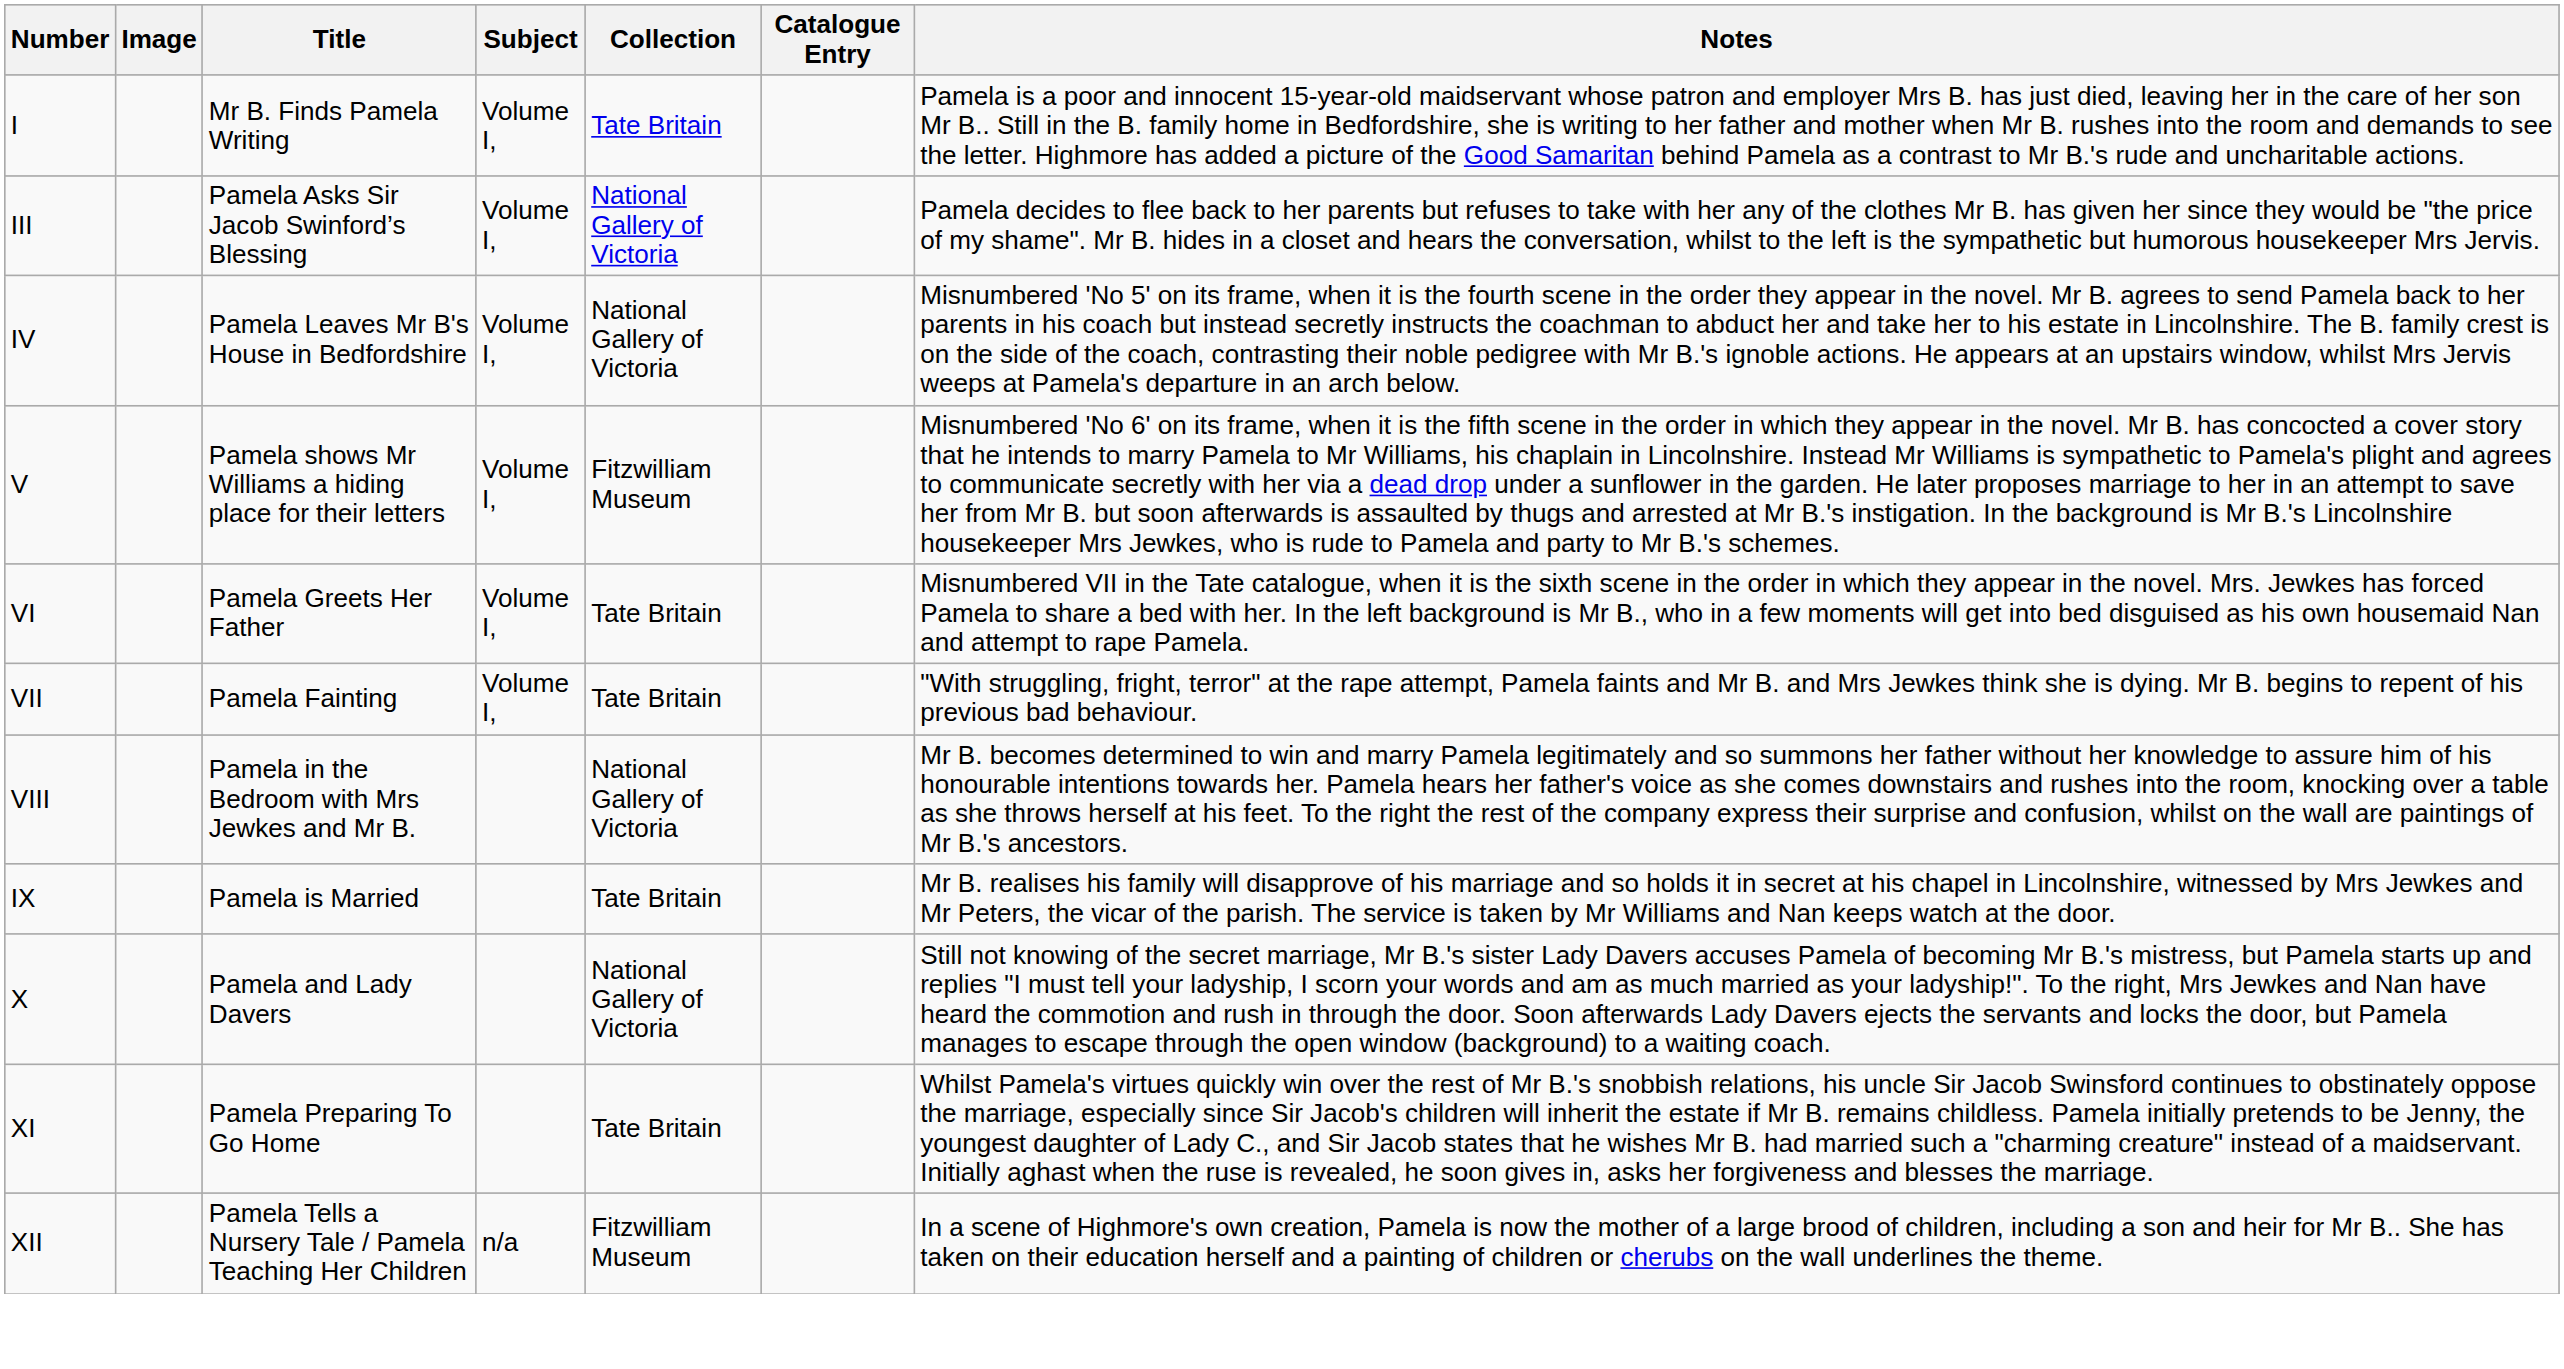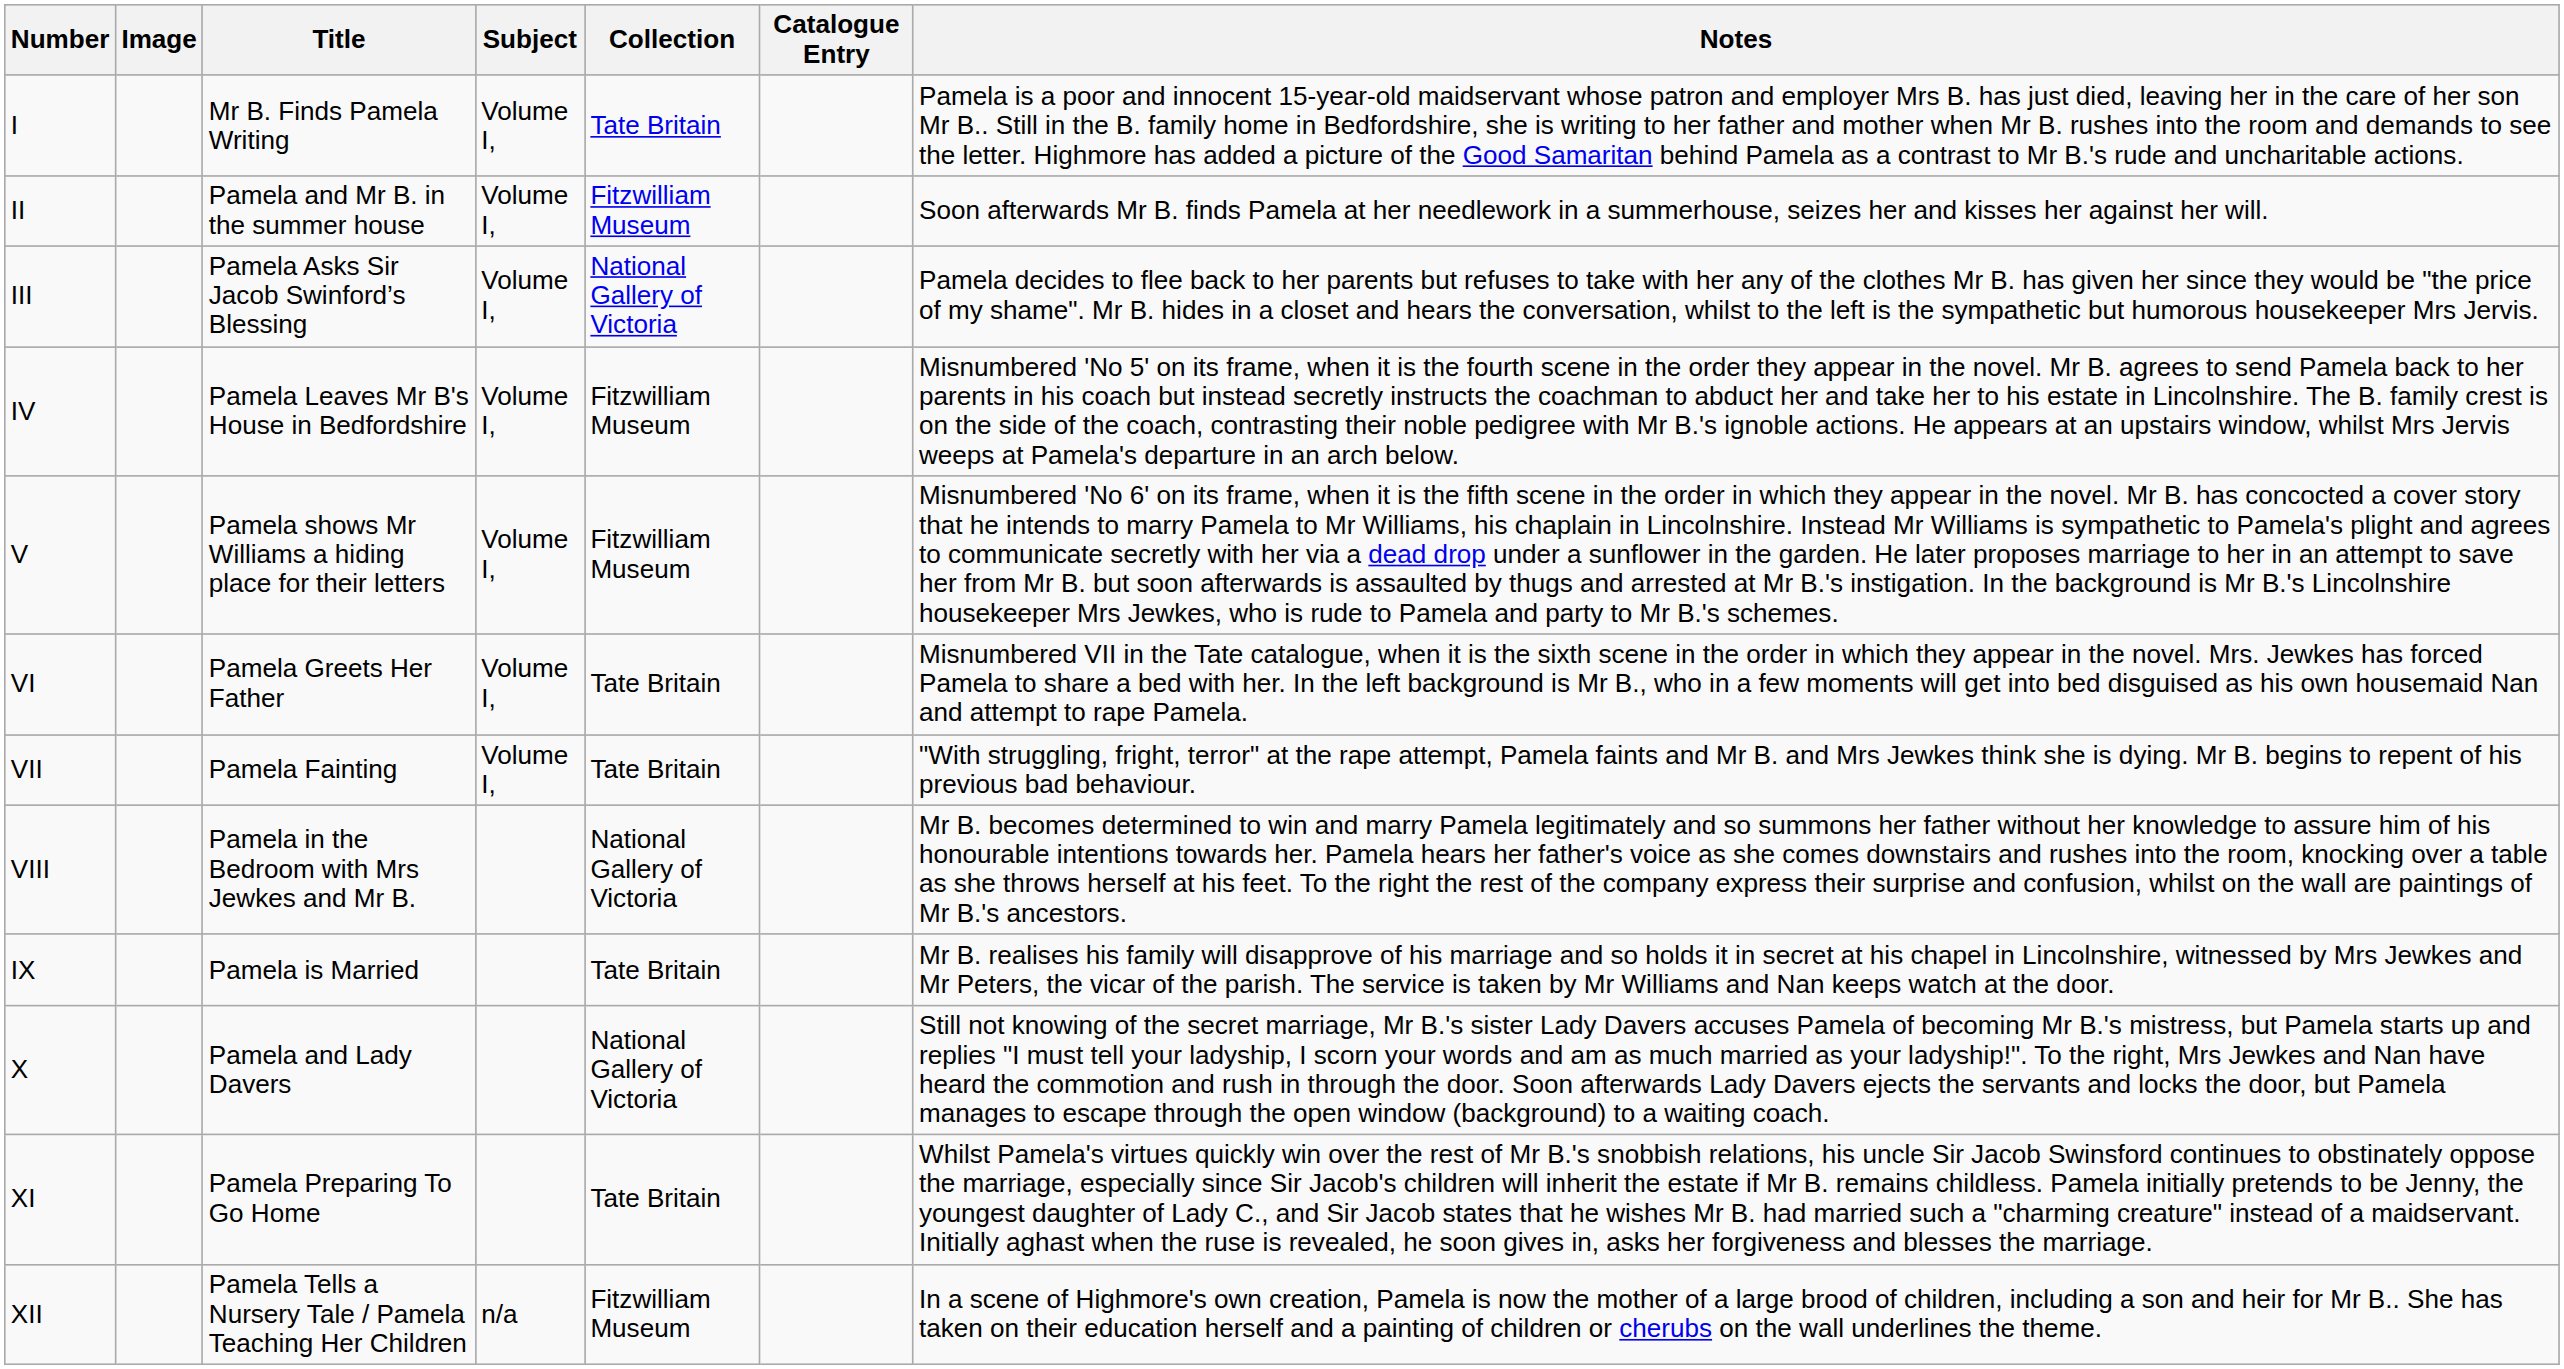+ row: (18, 210)
(647, 339) National Gallery of Victoria -> (651, 410) Fitzwilliam Museum
